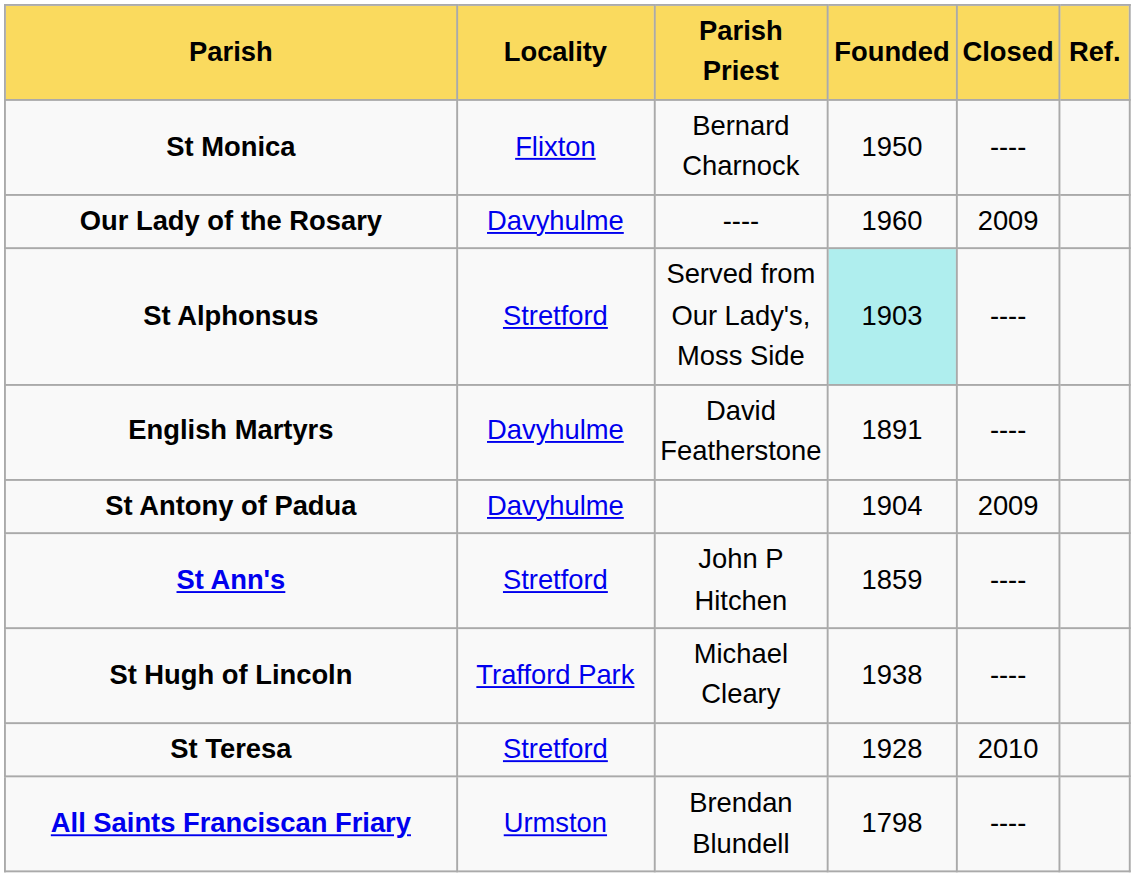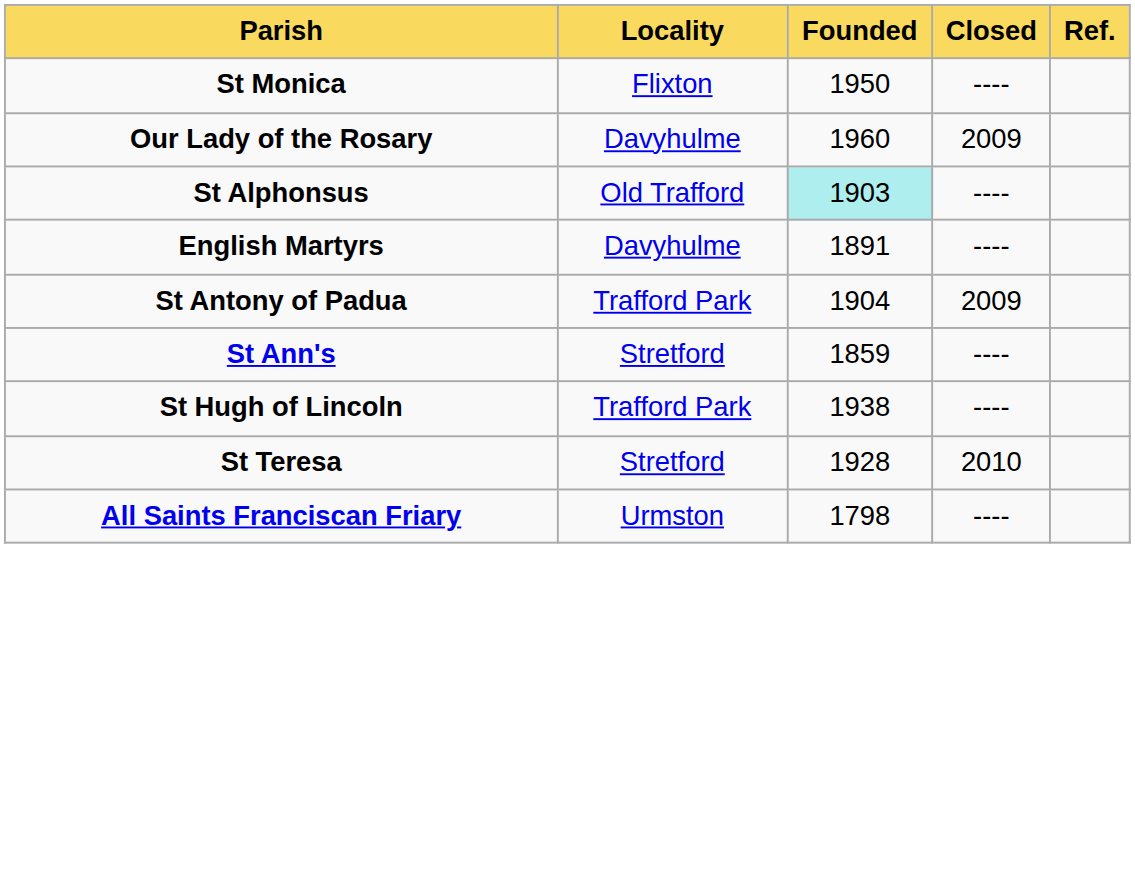- column: (741, 51)
(555, 315) Stretford -> (672, 192) Old Trafford
(555, 505) Davyhulme -> (672, 300) Trafford Park
